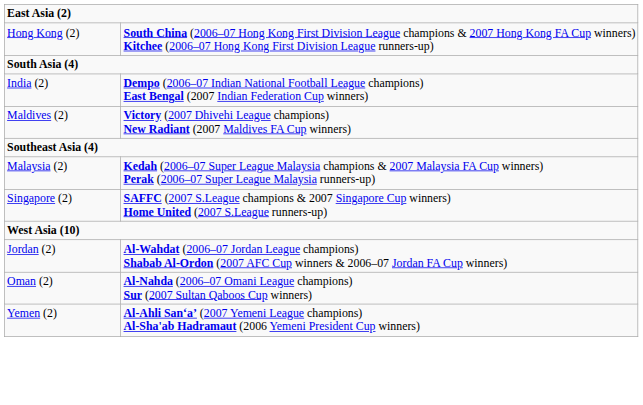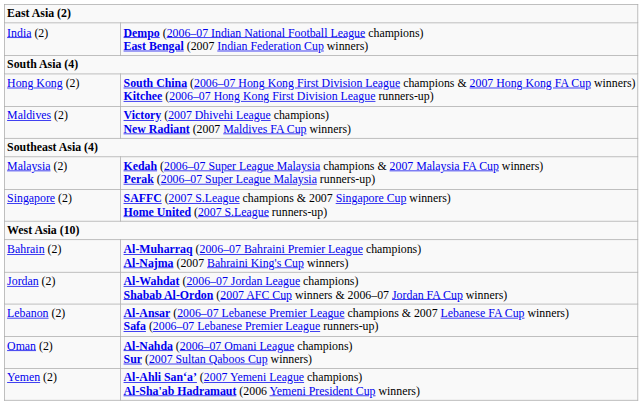rows swapped: (43, 32) <-> (28, 83)
+ row: (34, 249)
+ row: (36, 313)
